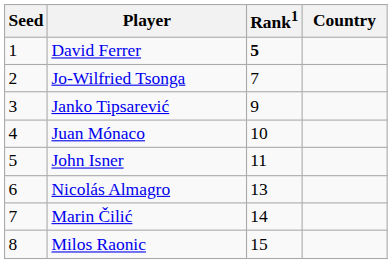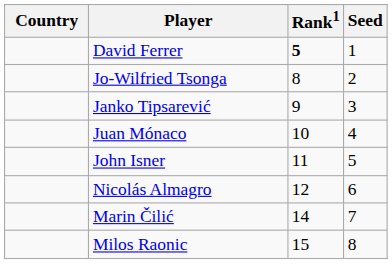columns swapped: (344, 20) <-> (26, 20)
(255, 78) 7 -> (296, 78) 8
(259, 188) 13 -> (300, 188) 12
